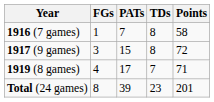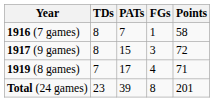columns swapped: (160, 13) <-> (104, 13)
